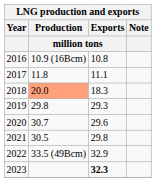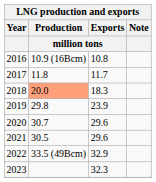(99, 75) 11.1 -> (99, 75) 11.7
(99, 106) 29.3 -> (99, 106) 23.9
(99, 138) 29.8 -> (99, 138) 29.6
(99, 169) bold -> (99, 169) normal
